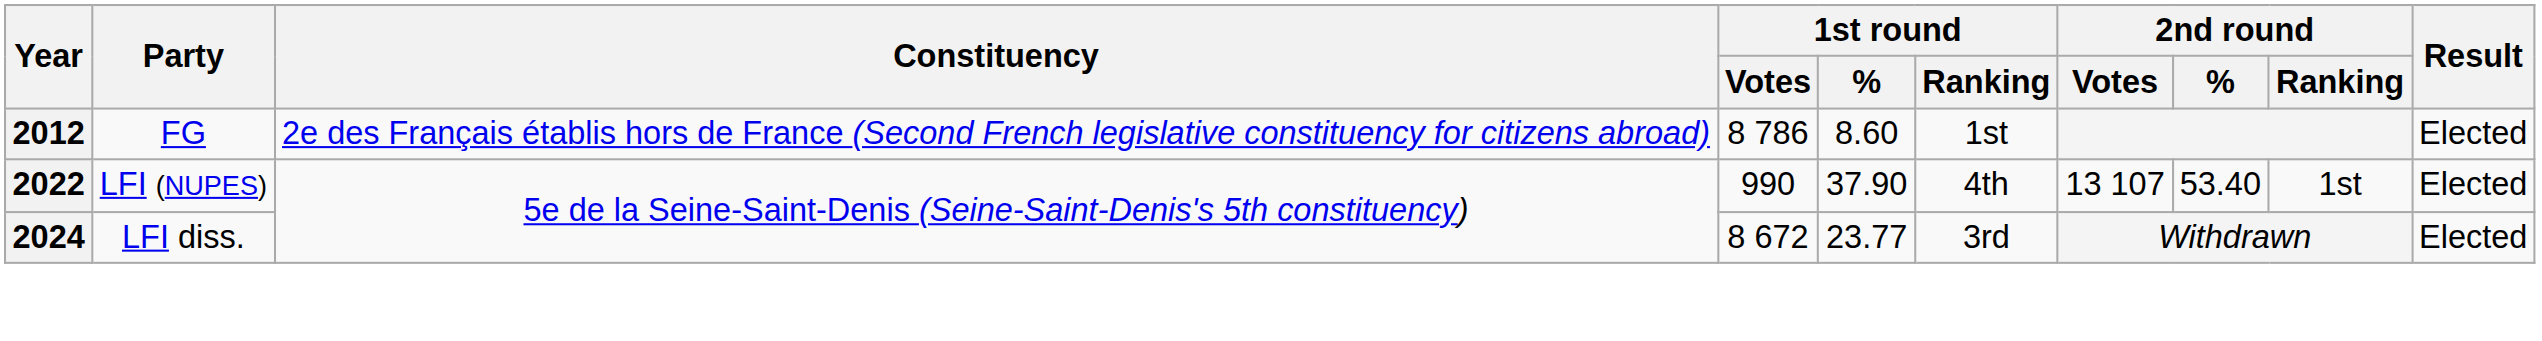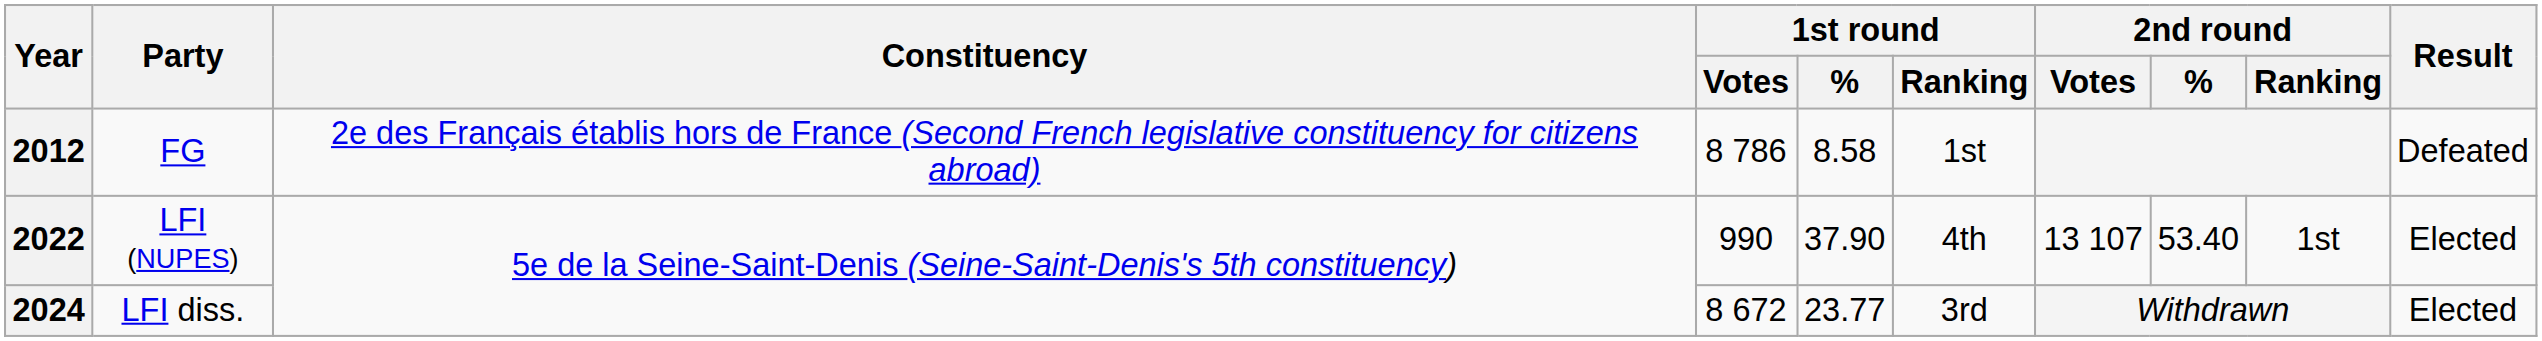(1867, 133) 8.60 -> (1845, 151) 8.58
(2473, 133) Elected -> (2463, 151) Defeated
